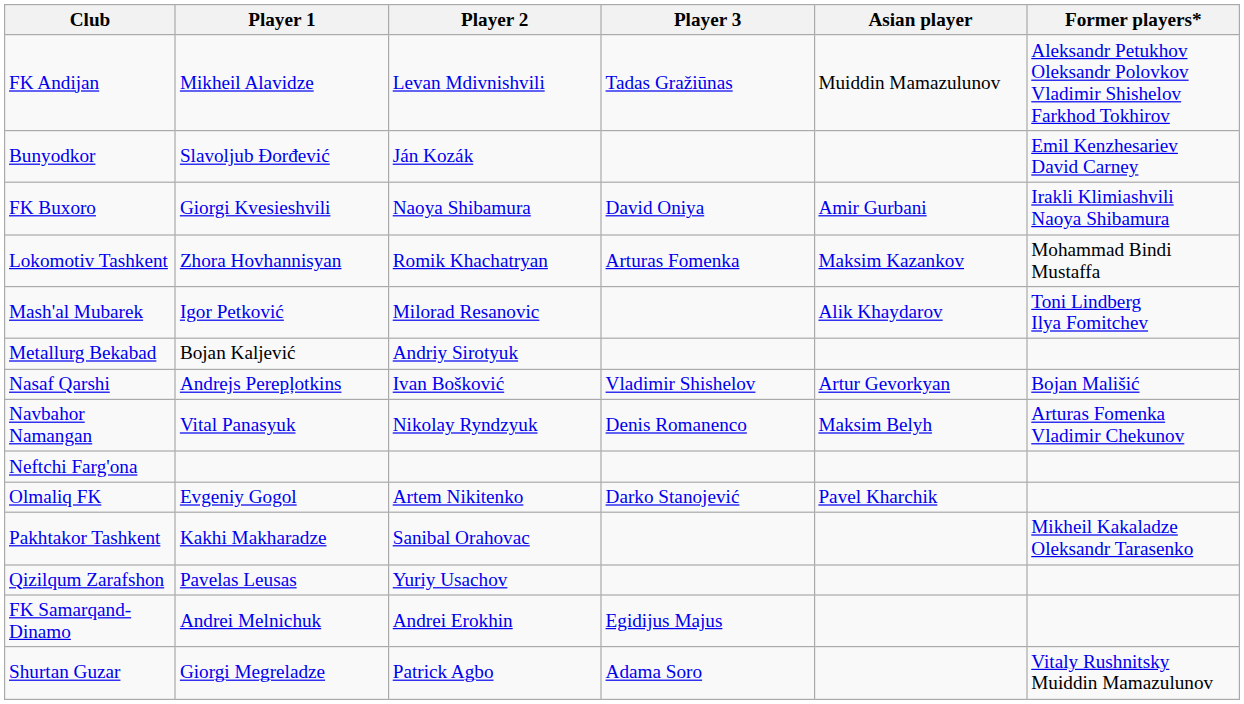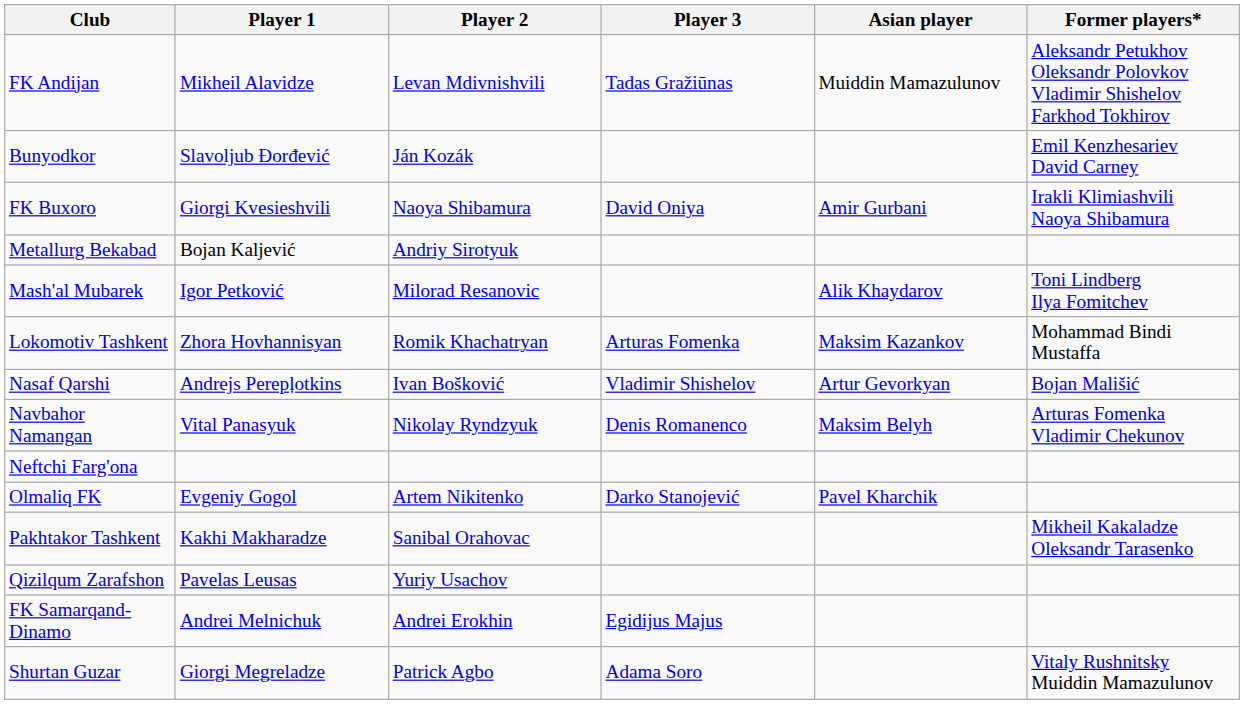rows swapped: (88, 260) <-> (83, 353)
